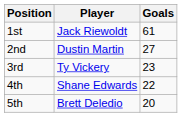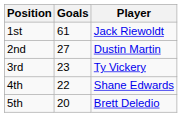columns swapped: (97, 13) <-> (158, 13)
